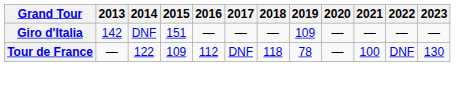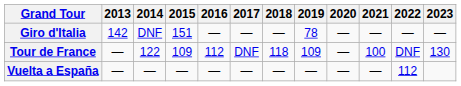(305, 33) 109 -> (311, 33) 78
(305, 52) 78 -> (311, 52) 109
+ row: (53, 71)
